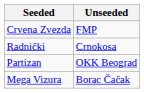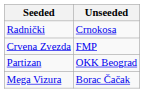rows swapped: (26, 46) <-> (39, 29)
